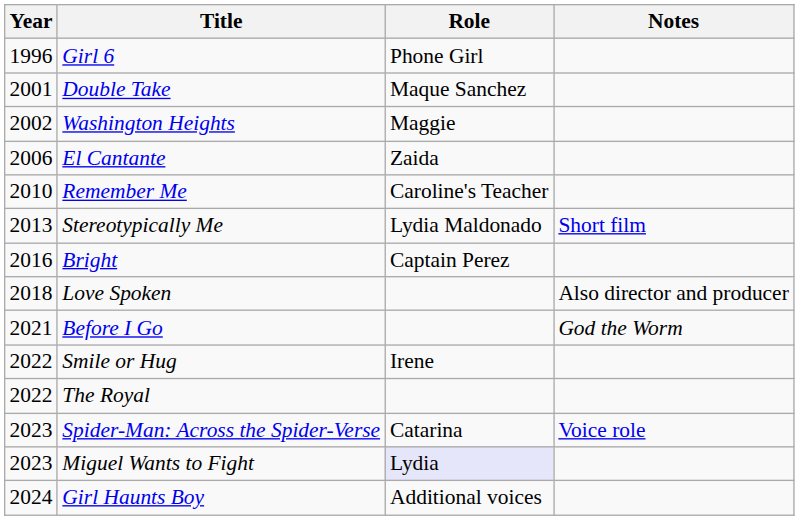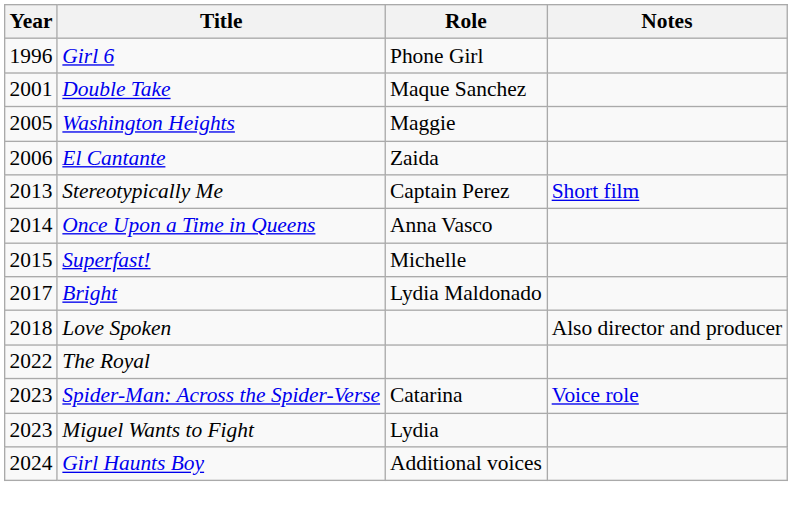(31, 123) 2002 -> (31, 123) 2005
- row: (125, 191)
(466, 225) Lydia Maldonado -> (450, 191) Captain Perez
+ row: (189, 225)
+ row: (106, 259)
(31, 259) 2016 -> (31, 293) 2017
(450, 259) Captain Perez -> (466, 293) Lydia Maldonado
- row: (113, 327)
- row: (120, 361)
(414, 463) lavender background -> (414, 429) no background
